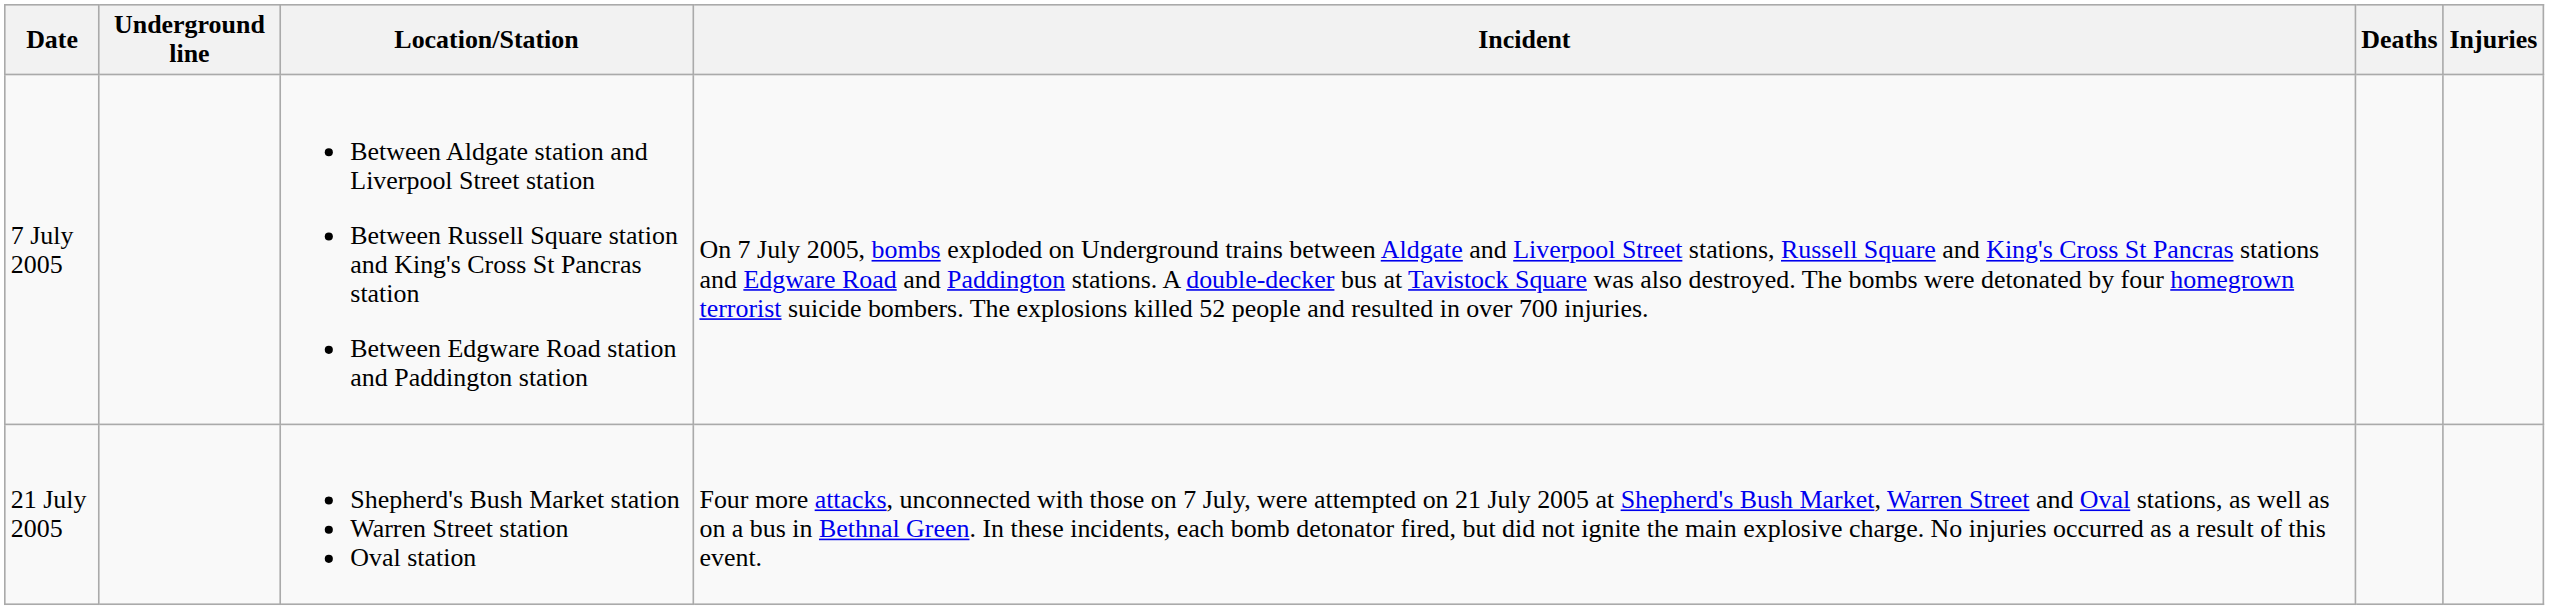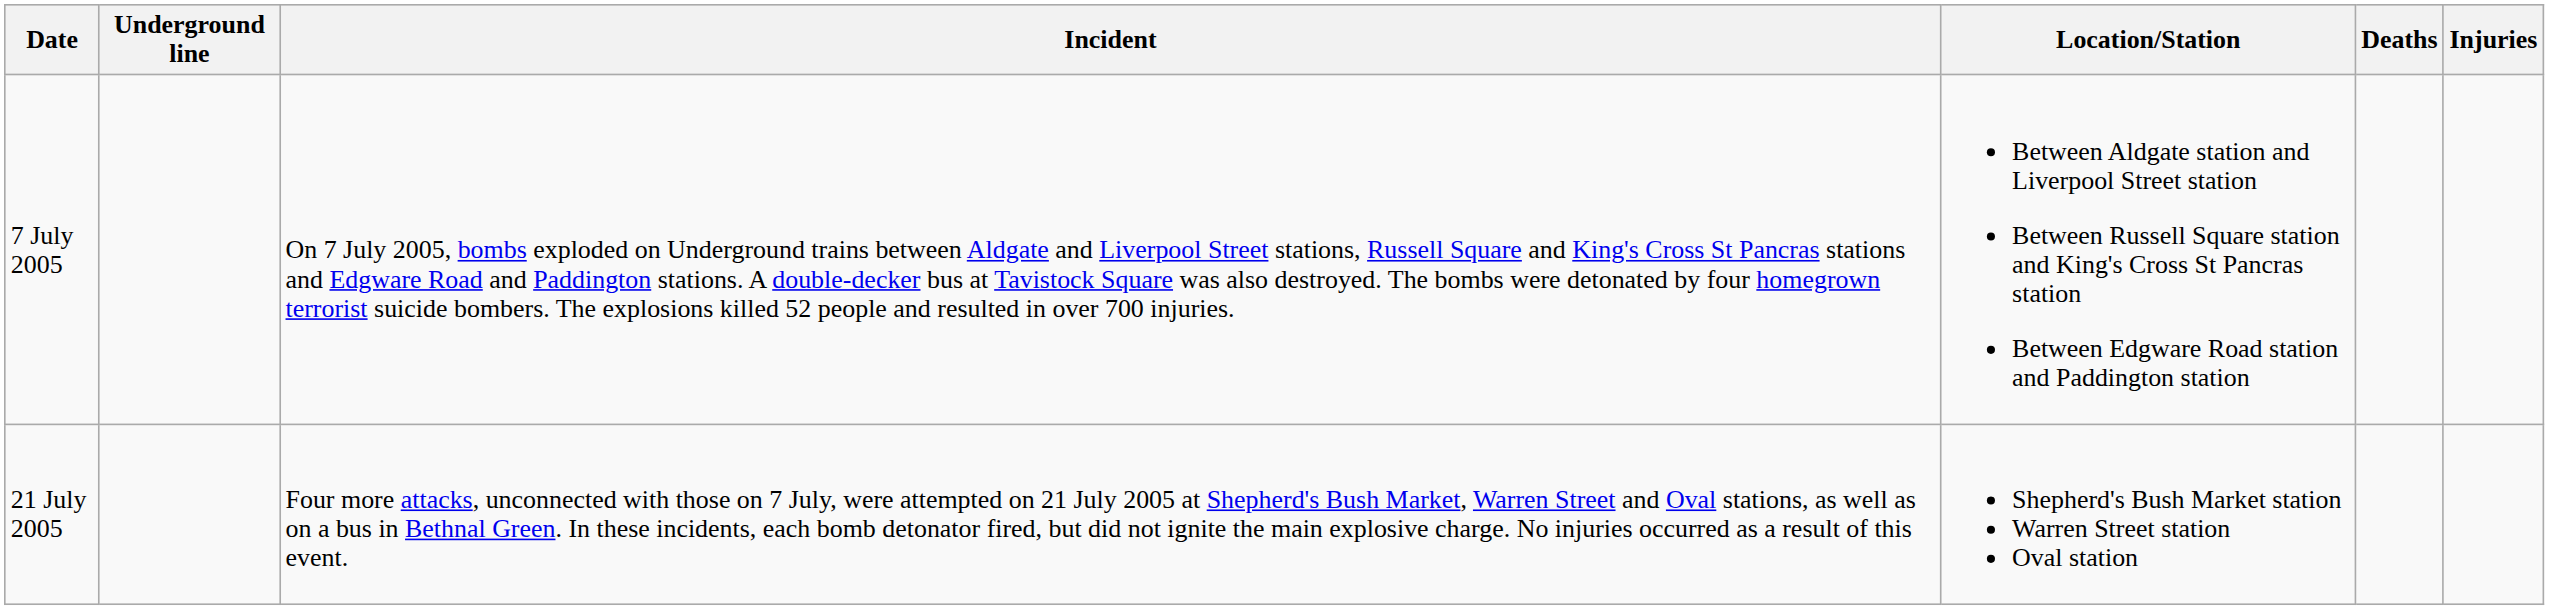columns swapped: (487, 39) <-> (1524, 39)
